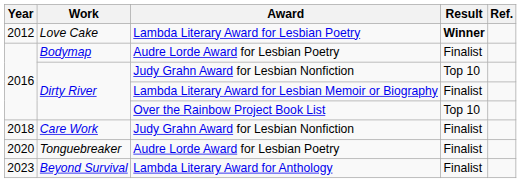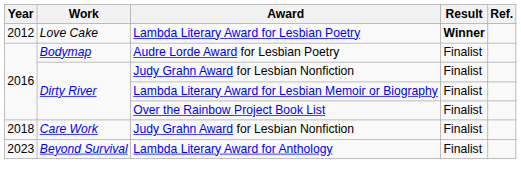(462, 71) Top 10 -> (463, 71) Finalist
(462, 110) Top 10 -> (463, 110) Finalist
- row: (81, 149)
